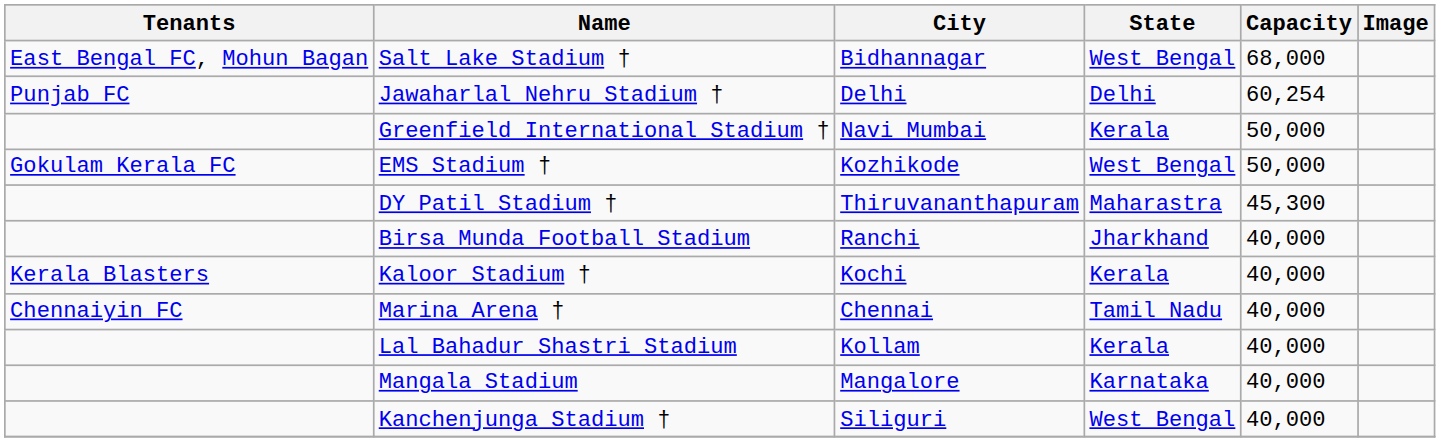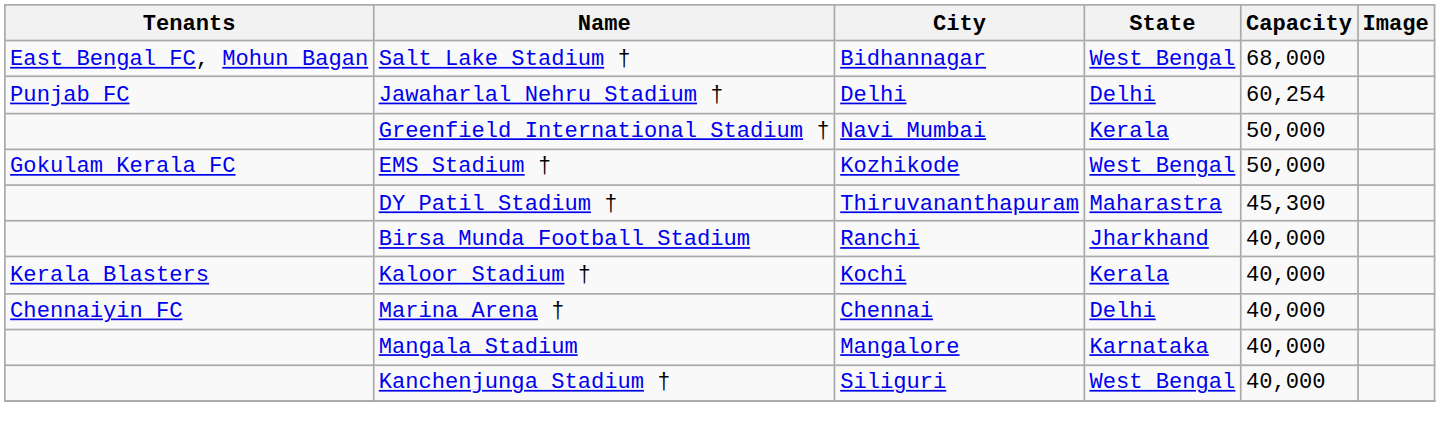(1156, 311) Tamil Nadu -> (1123, 311) Delhi
- row: (558, 347)
